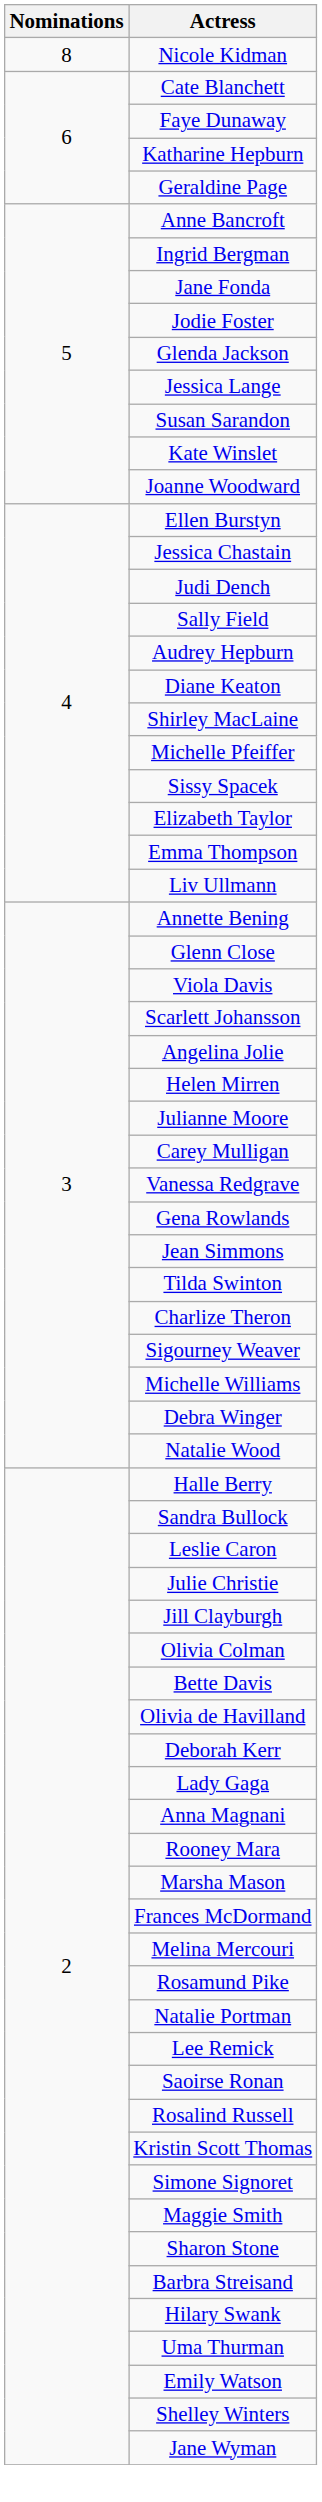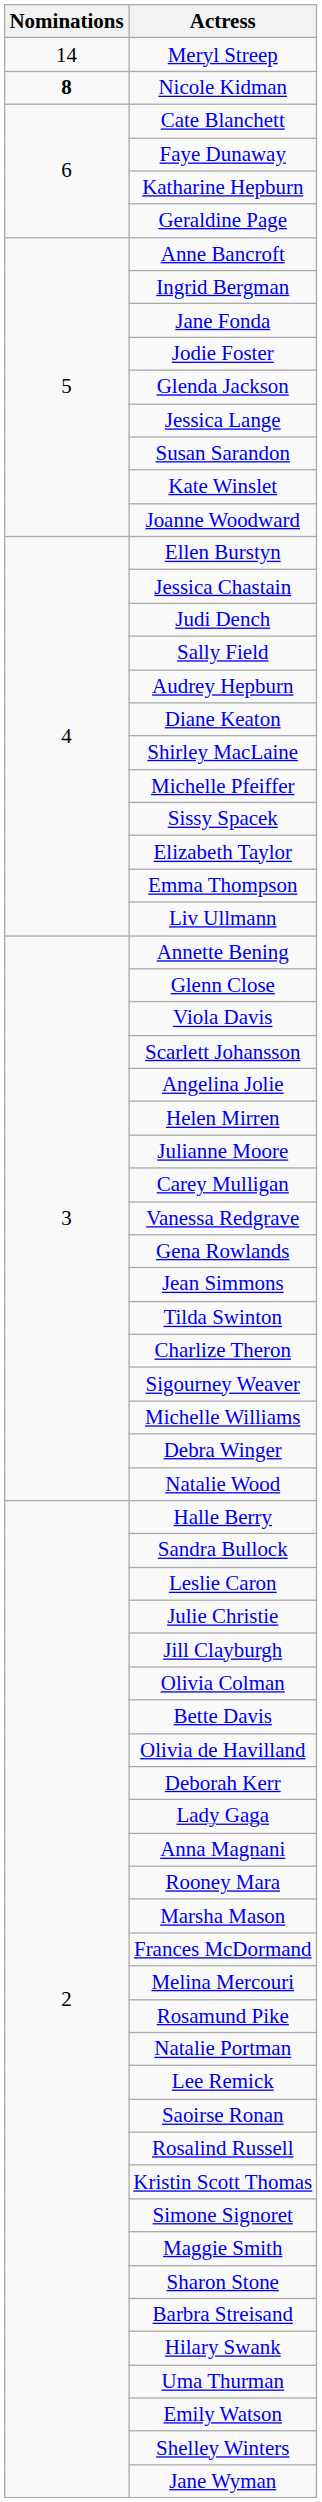+ row: (223, 54)
(67, 54) normal -> (67, 87) bold
